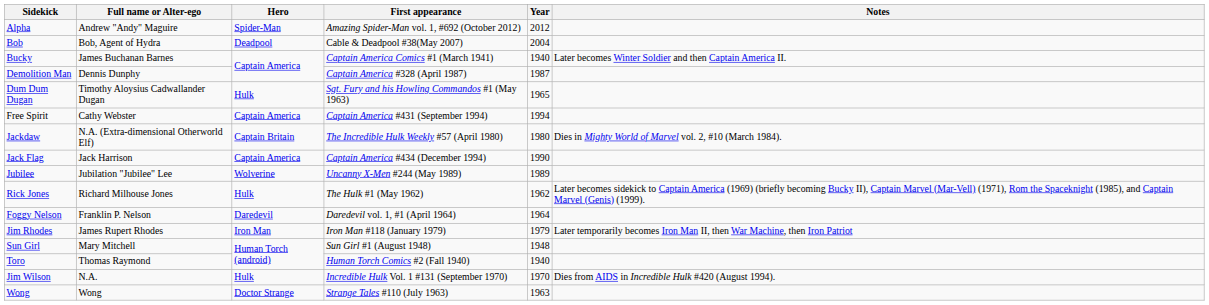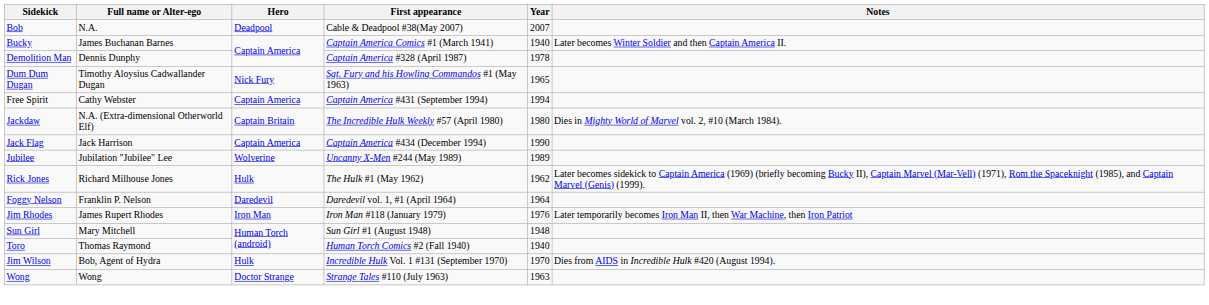- row: (18, 27)
(119, 43) Bob, Agent of Hydra -> (88, 27) N.A.
(540, 43) 2004 -> (540, 27) 2007
(540, 74) 1987 -> (540, 58) 1978
(244, 95) Hulk -> (254, 79) Nick Fury
(540, 230) 1979 -> (540, 215) 1976
(88, 277) N.A. -> (119, 261) Bob, Agent of Hydra
